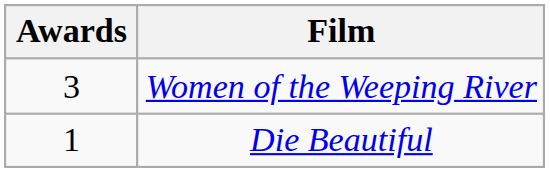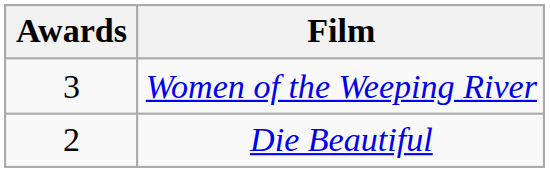(71, 139) 1 -> (71, 139) 2
